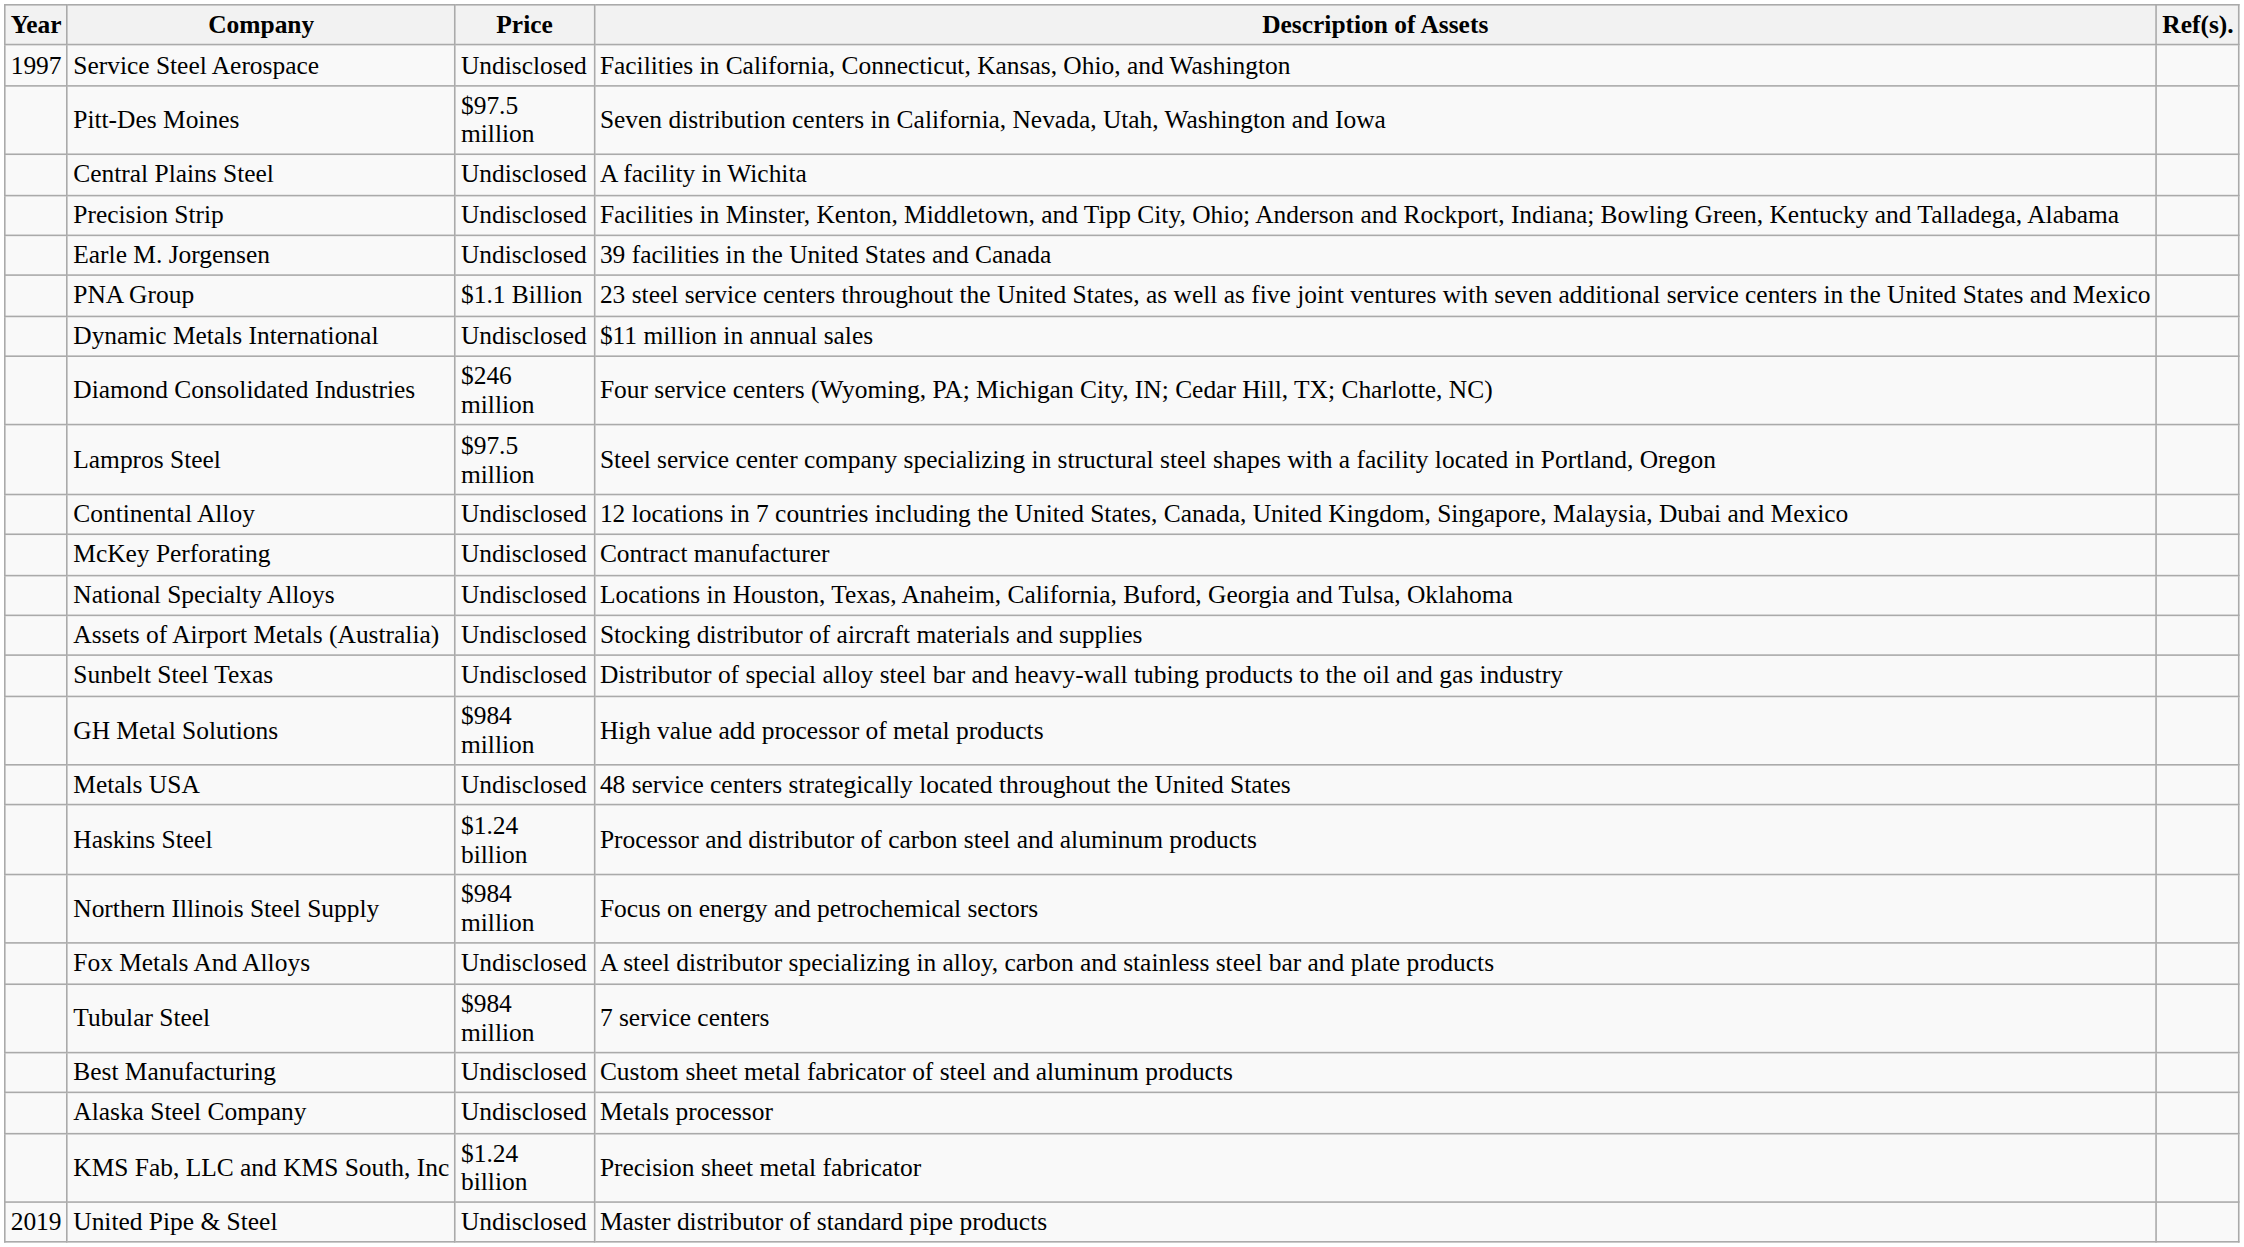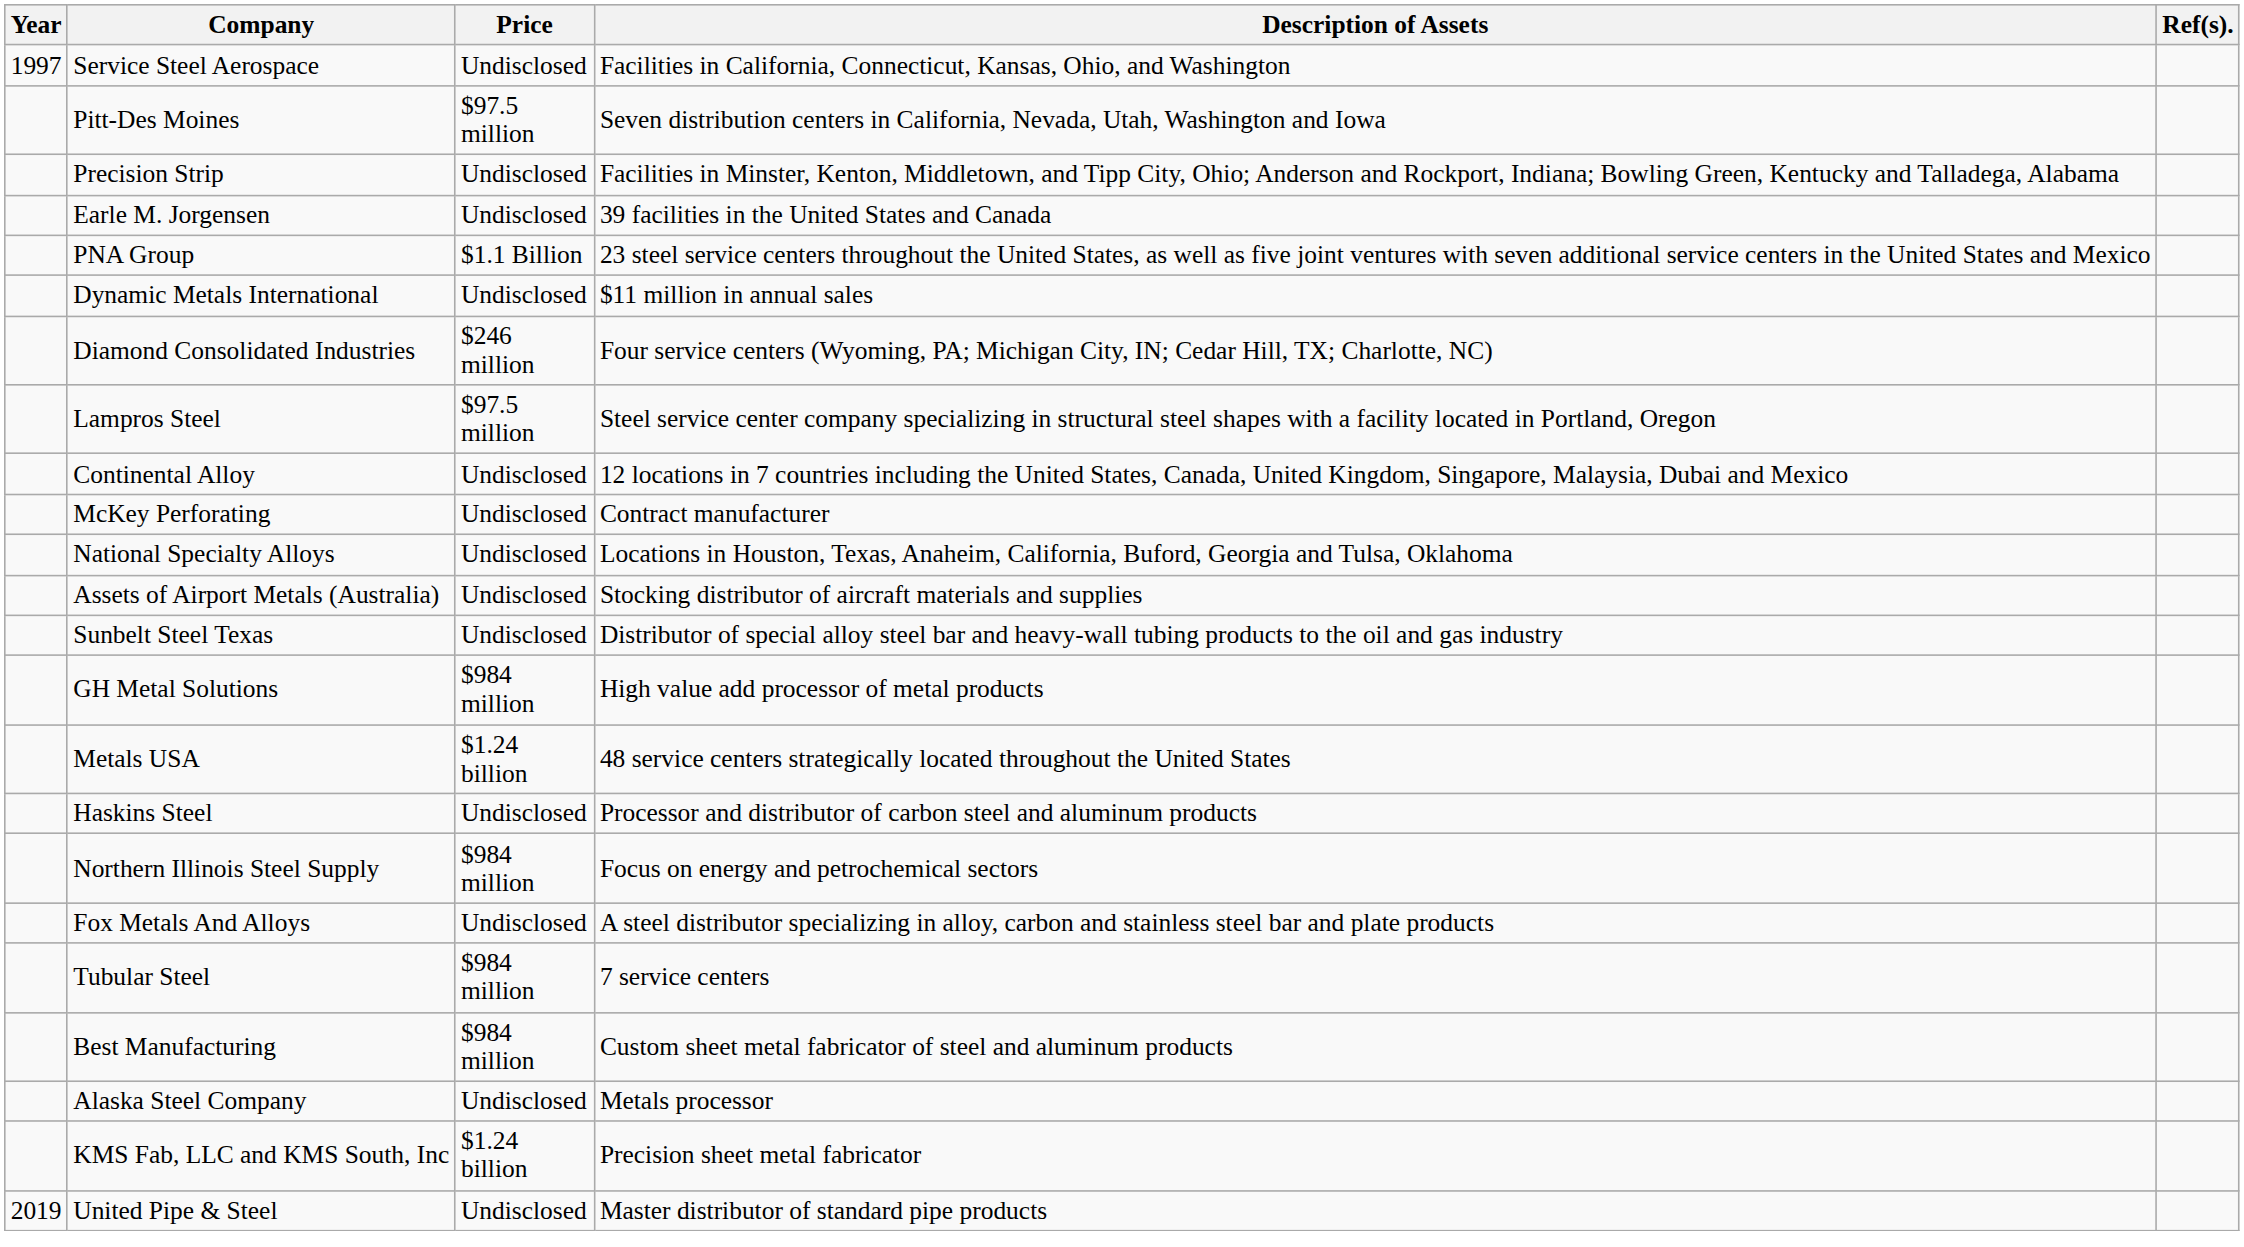- row: (174, 174)
(524, 784) Undisclosed -> (494, 758) $1.24 billion
(494, 839) $1.24 billion -> (524, 813) Undisclosed
(524, 1072) Undisclosed -> (498, 1046) $984 million
